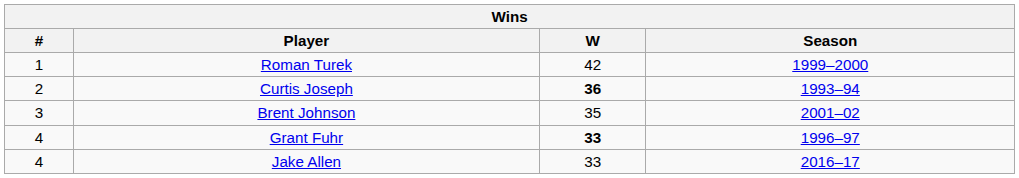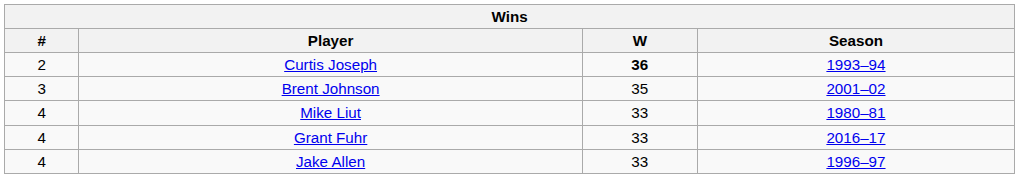- row: (306, 65)
+ row: (331, 113)
(593, 137) bold -> (640, 137) normal
(830, 137) 1996–97 -> (856, 137) 2016–17
(830, 161) 2016–17 -> (856, 161) 1996–97
